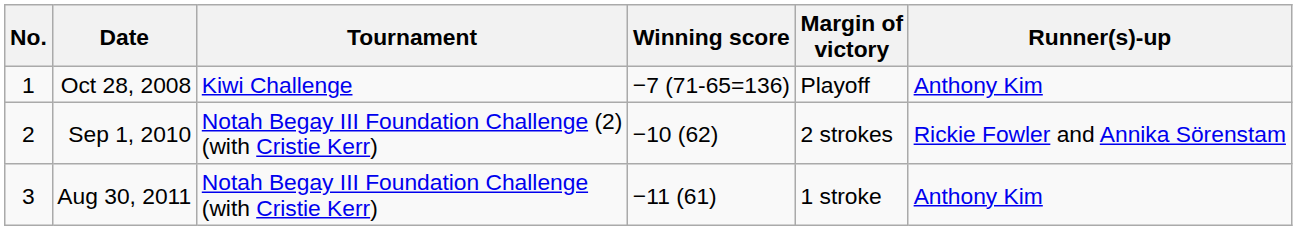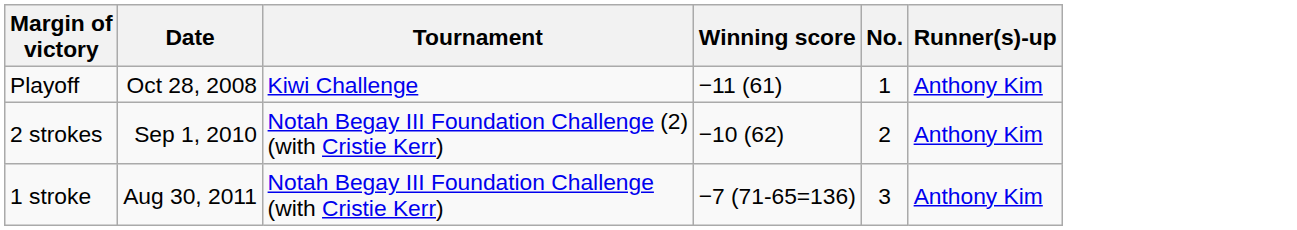columns swapped: (28, 36) <-> (852, 36)
(711, 85) −7 (71-65=136) -> (741, 85) −11 (61)
(1100, 133) Rickie Fowler and Annika Sörenstam -> (978, 133) Anthony Kim
(675, 195) −11 (61) -> (777, 195) −7 (71-65=136)
